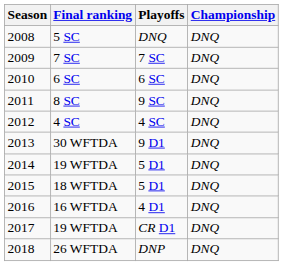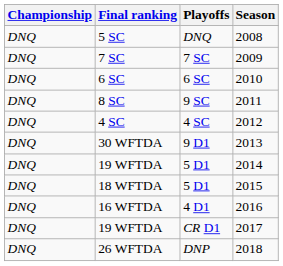columns swapped: (27, 15) <-> (233, 15)
